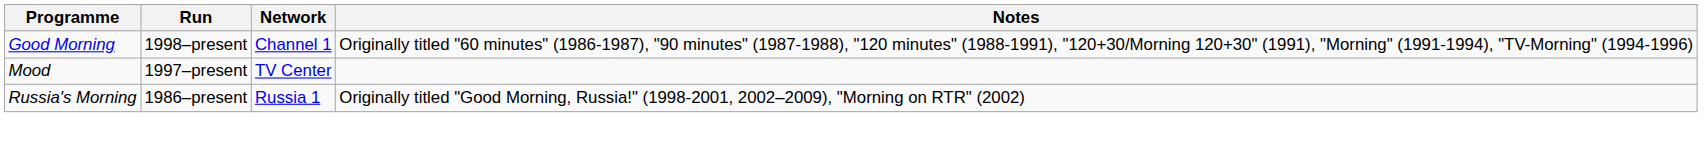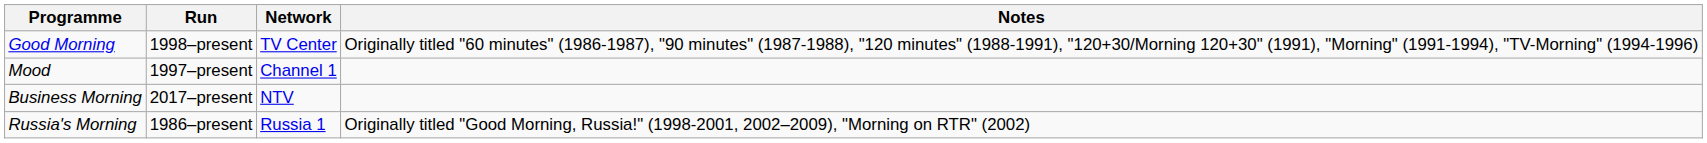(293, 44) Channel 1 -> (298, 44) TV Center
(293, 71) TV Center -> (298, 71) Channel 1
+ row: (75, 97)
